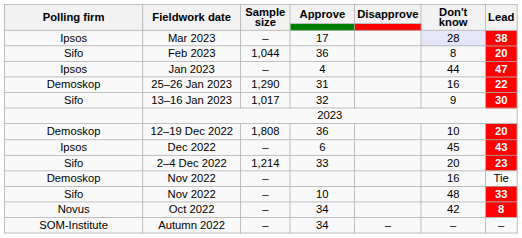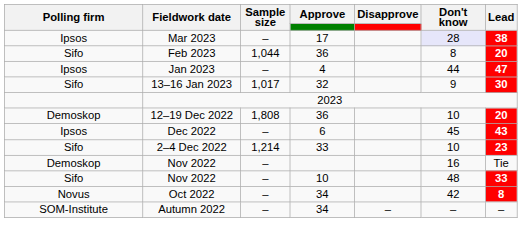- row: (192, 85)
(453, 163) 20 -> (453, 147) 10
